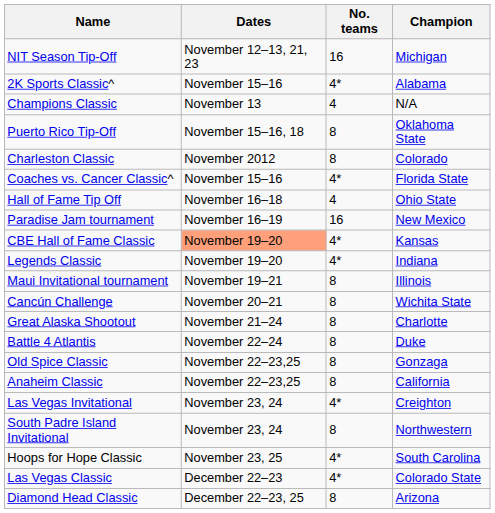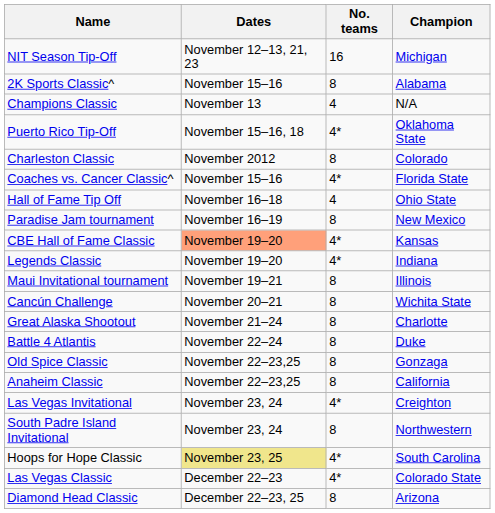(335, 84) 4* -> (333, 84) 8
(333, 131) 8 -> (335, 131) 4*
(336, 220) 16 -> (333, 220) 8
(233, 457) no background -> (233, 457) khaki background
